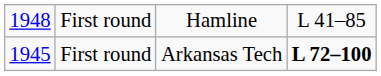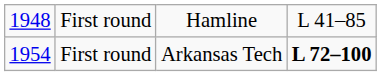(30, 53) 1945 -> (30, 53) 1954
